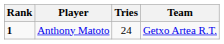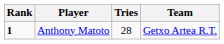(126, 30) 24 -> (126, 30) 28
